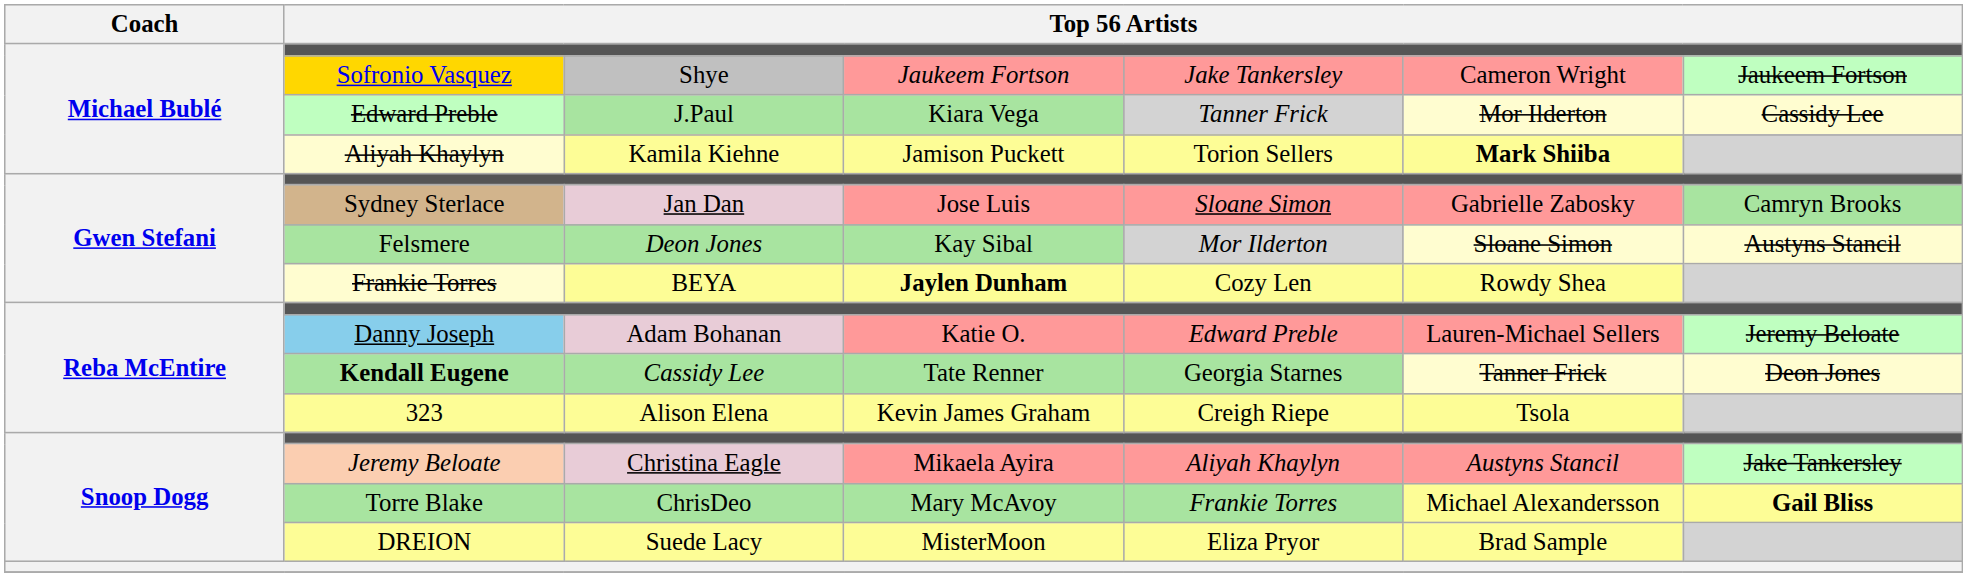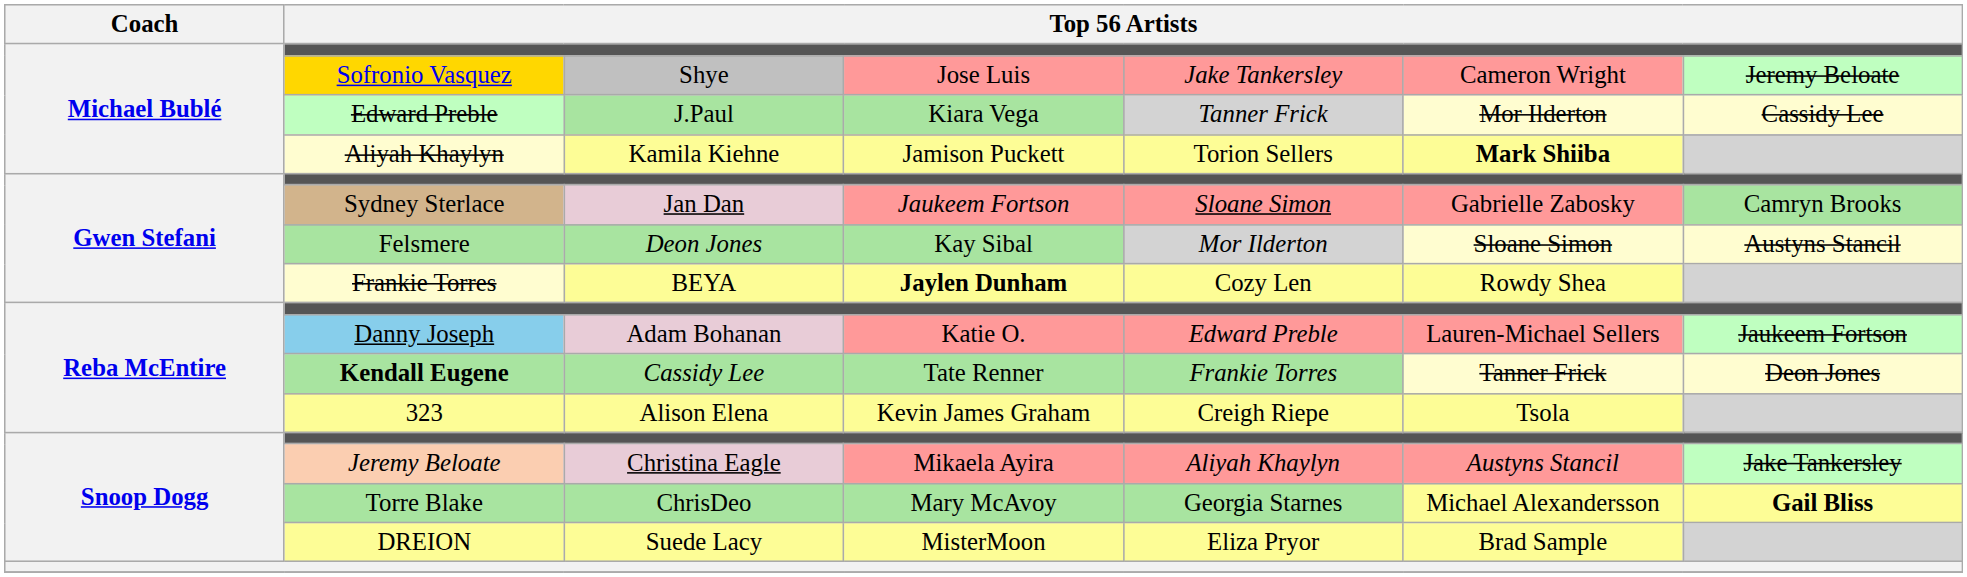(984, 74) Jaukeem Fortson -> (984, 74) Jose Luis
(1823, 74) Jaukeem Fortson -> (1823, 74) Jeremy Beloate
(984, 204) Jose Luis -> (984, 204) Jaukeem Fortson
(1823, 333) Jeremy Beloate -> (1823, 333) Jaukeem Fortson
(1263, 373) Georgia Starnes -> (1263, 373) Frankie Torres
(1263, 502) Frankie Torres -> (1263, 502) Georgia Starnes
